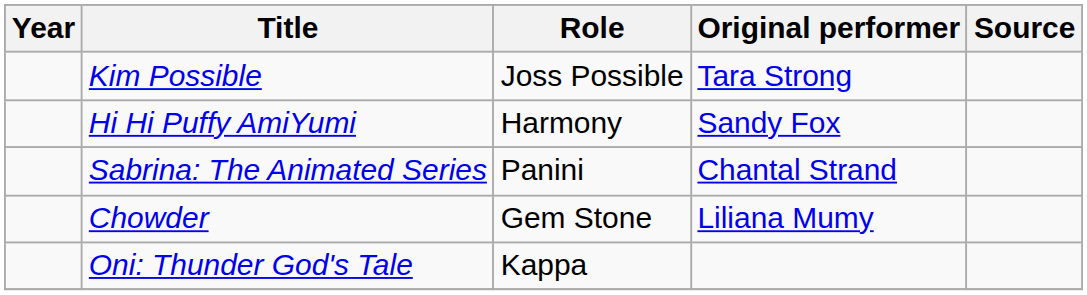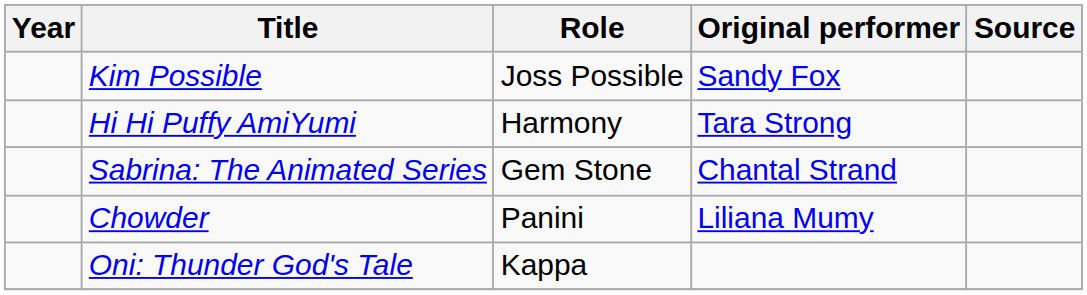(775, 75) Tara Strong -> (769, 75) Sandy Fox
(769, 123) Sandy Fox -> (775, 123) Tara Strong
(542, 170) Panini -> (576, 170) Gem Stone
(576, 218) Gem Stone -> (542, 218) Panini
